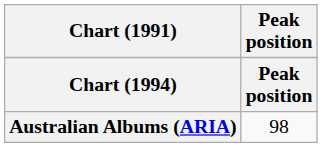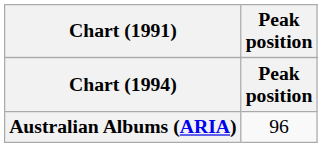(279, 126) 98 -> (279, 126) 96
